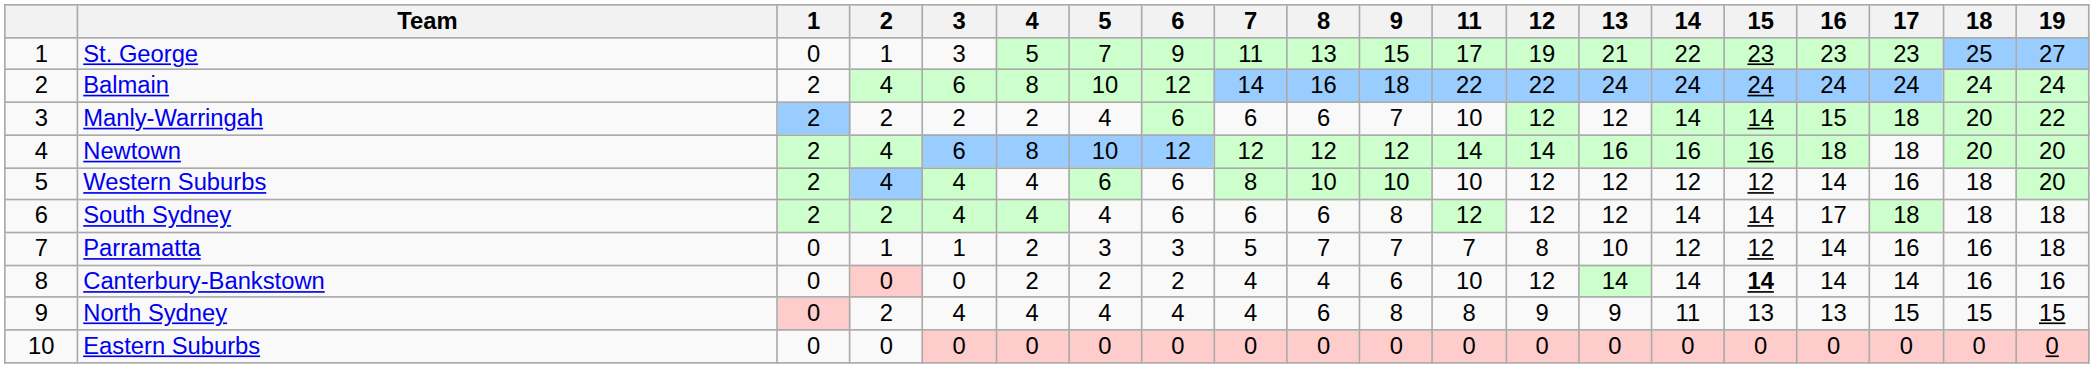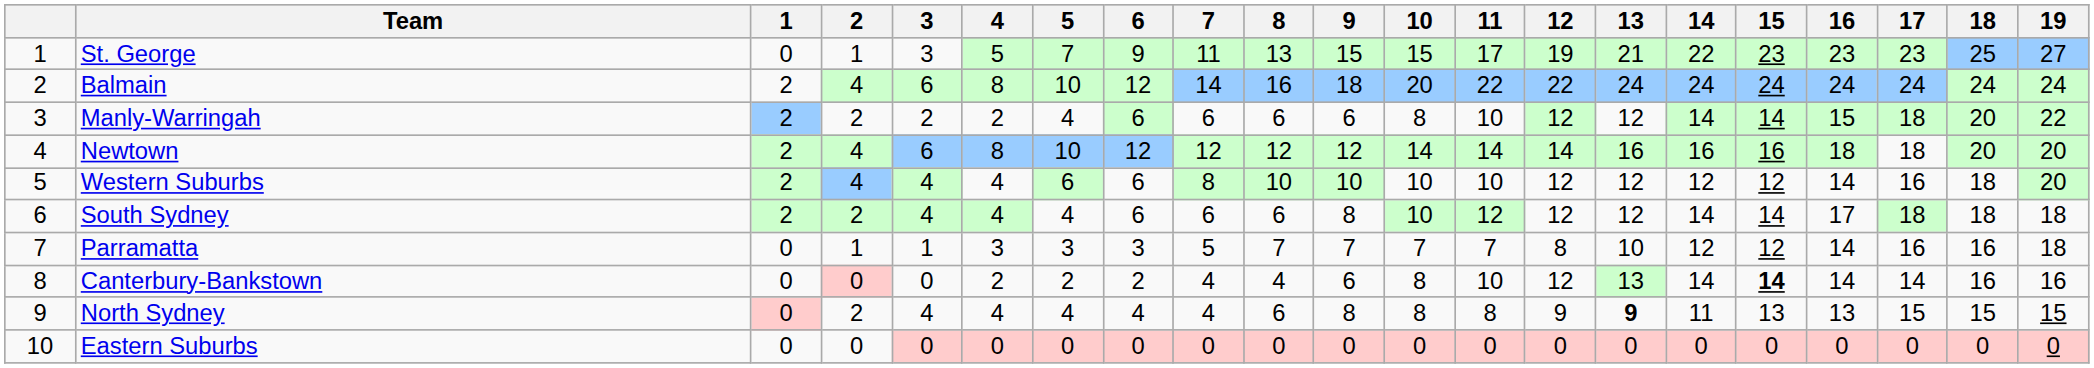+ column: (1420, 21)
(1396, 118) 7 -> (1349, 118) 6
(1032, 248) 2 -> (997, 248) 3
(1615, 281) 14 -> (1631, 281) 13
(1615, 313) normal -> (1631, 313) bold
